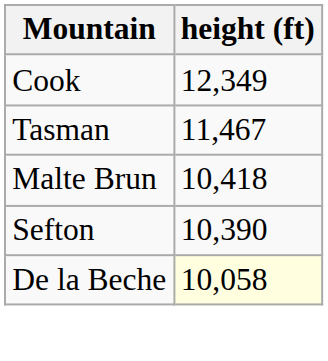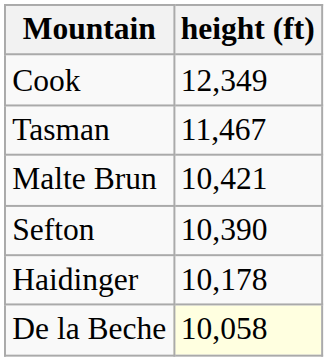(224, 179) 10,418 -> (224, 179) 10,421
+ row: (75, 279)
